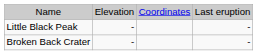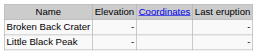rows swapped: (48, 42) <-> (42, 27)
